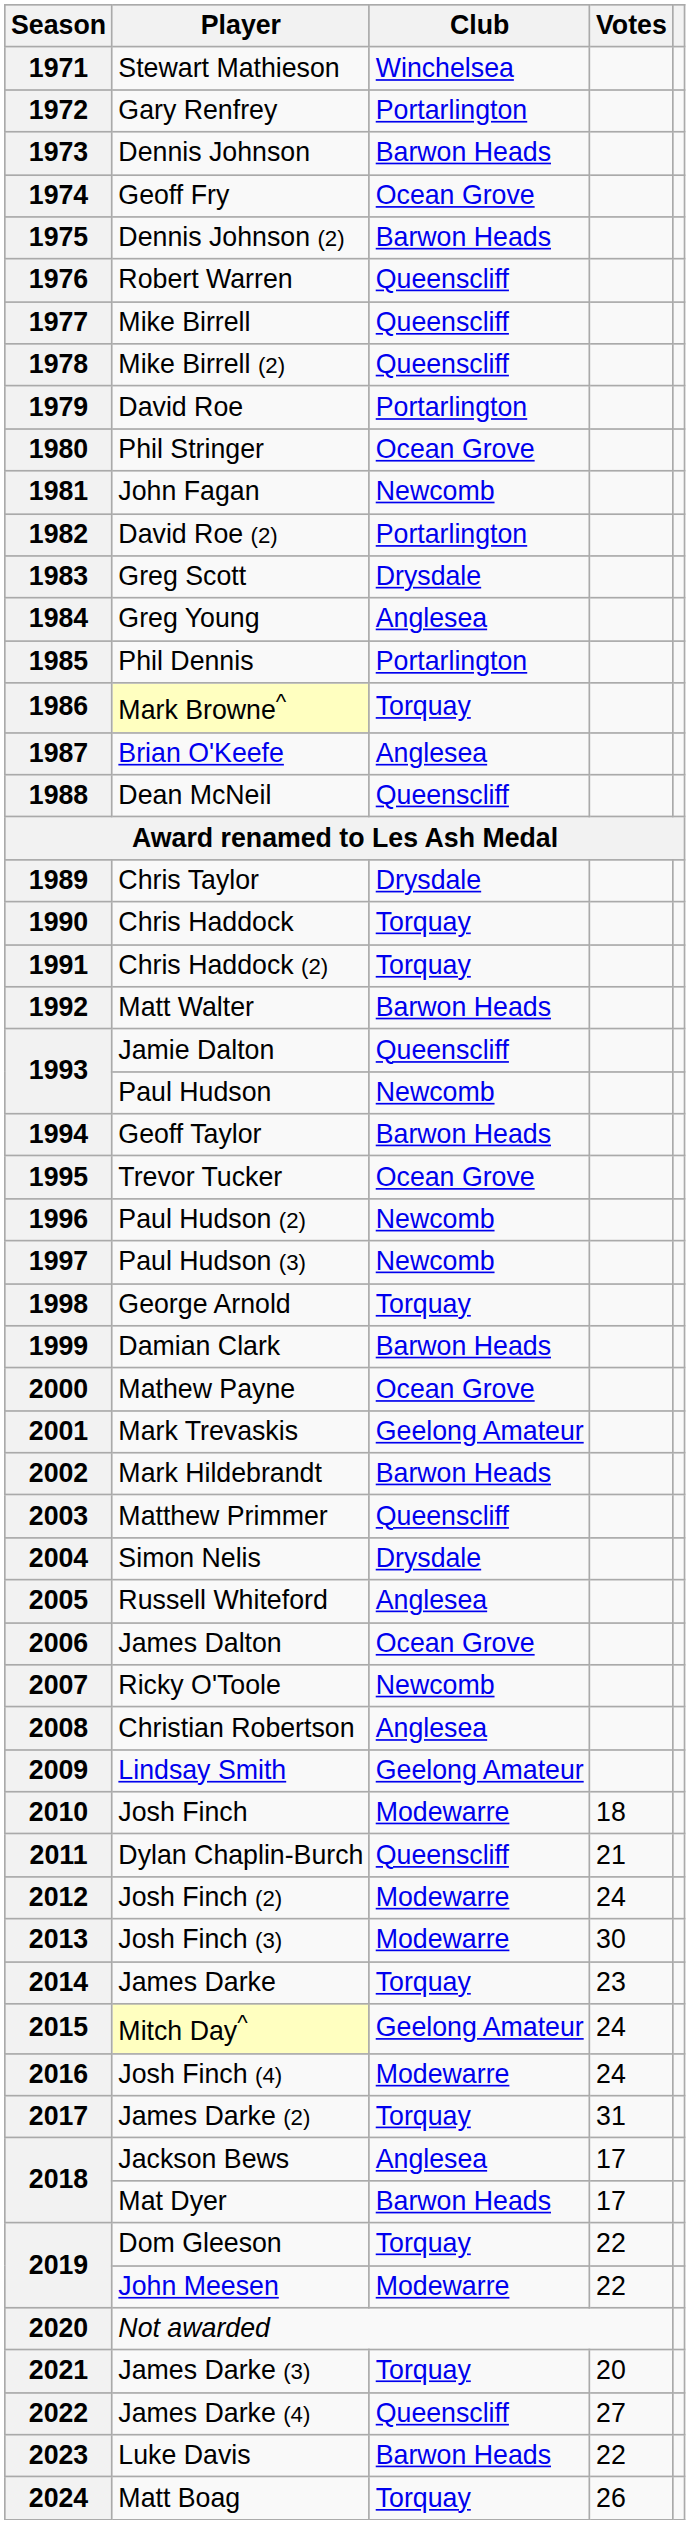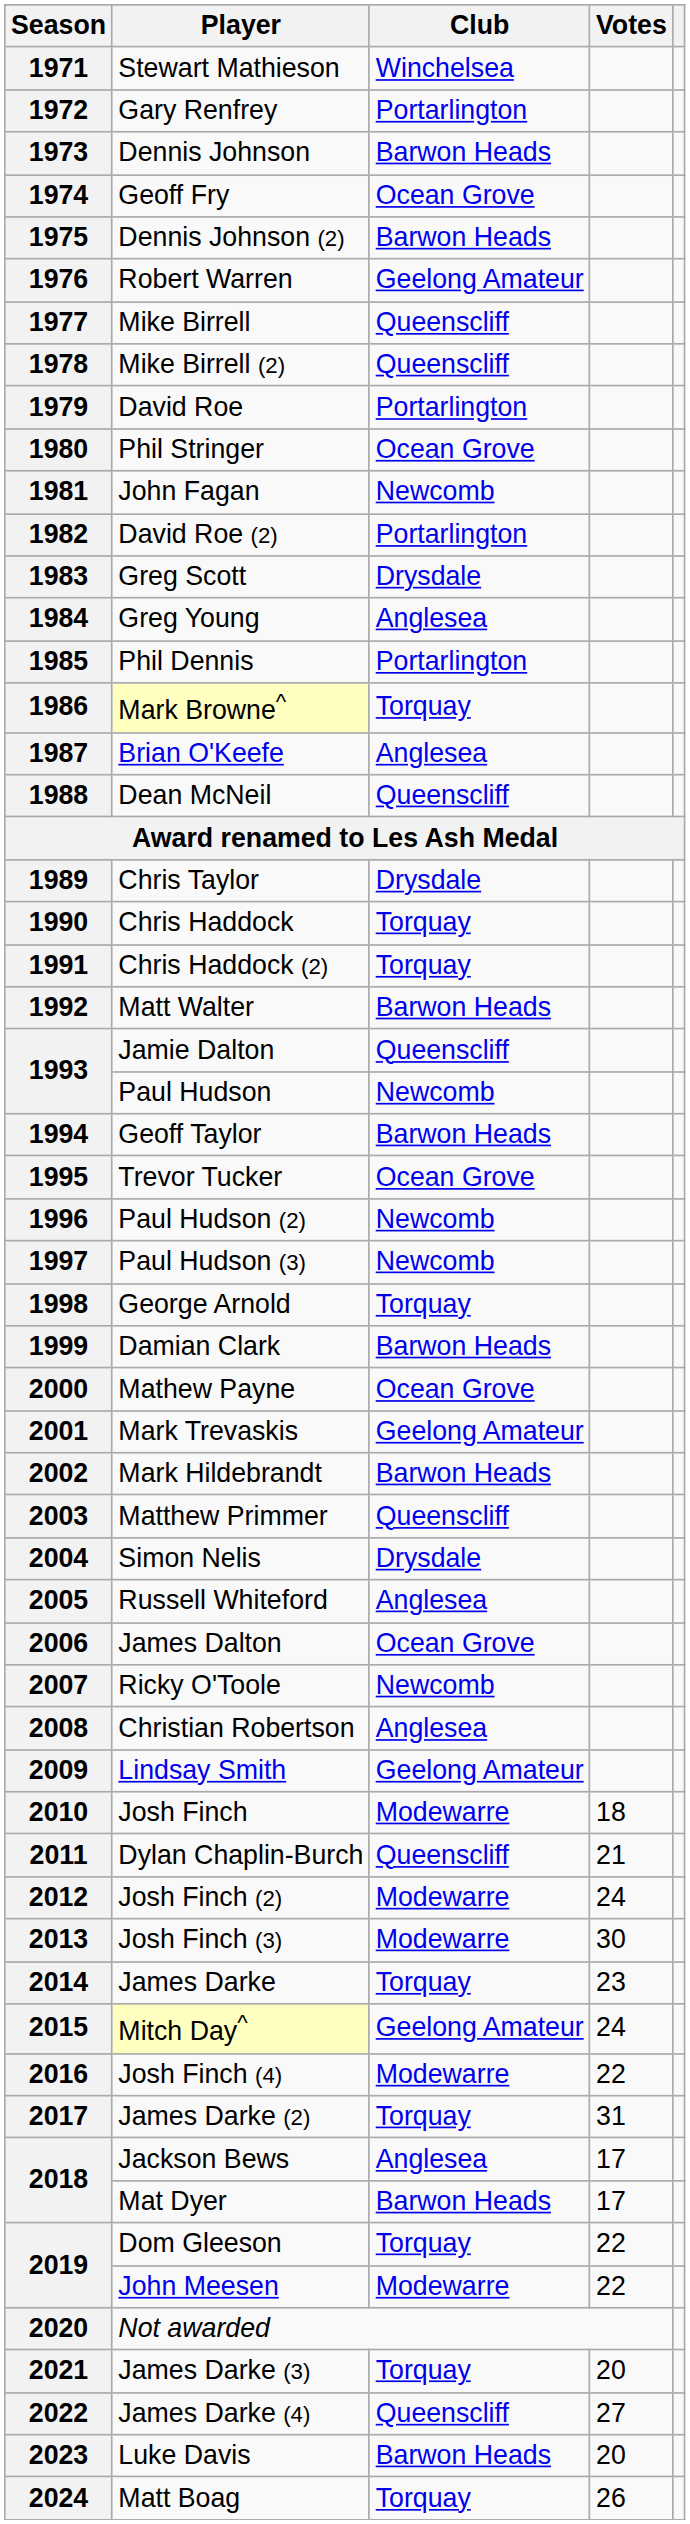(442, 279) Queenscliff -> (480, 279) Geelong Amateur
(611, 2074) 24 -> (611, 2074) 22
(611, 2455) 22 -> (611, 2455) 20
